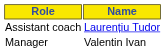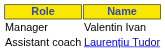rows swapped: (27, 42) <-> (43, 27)
